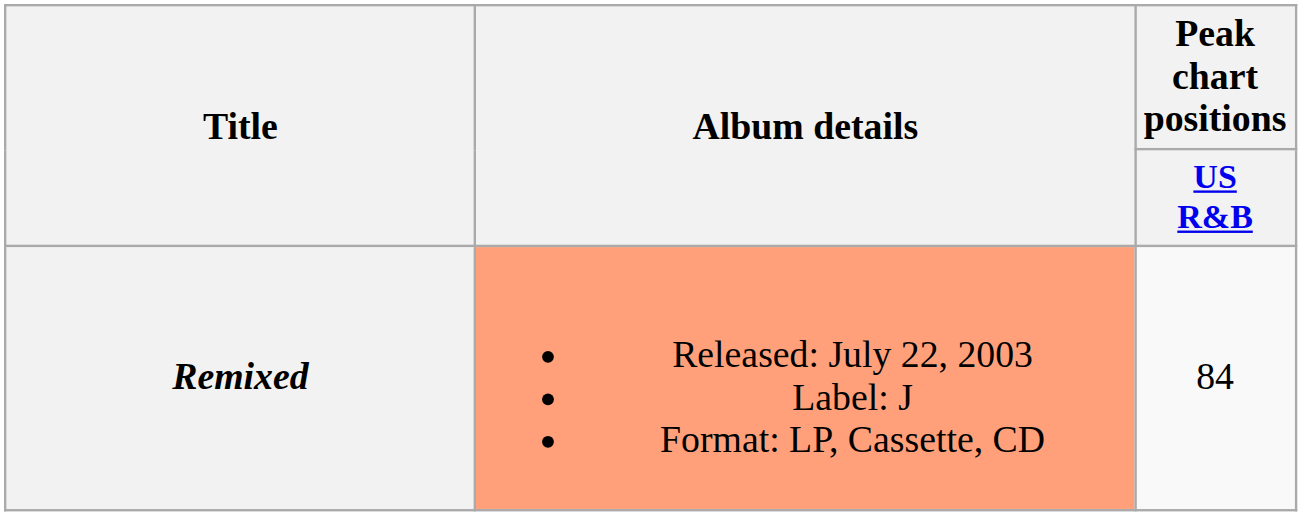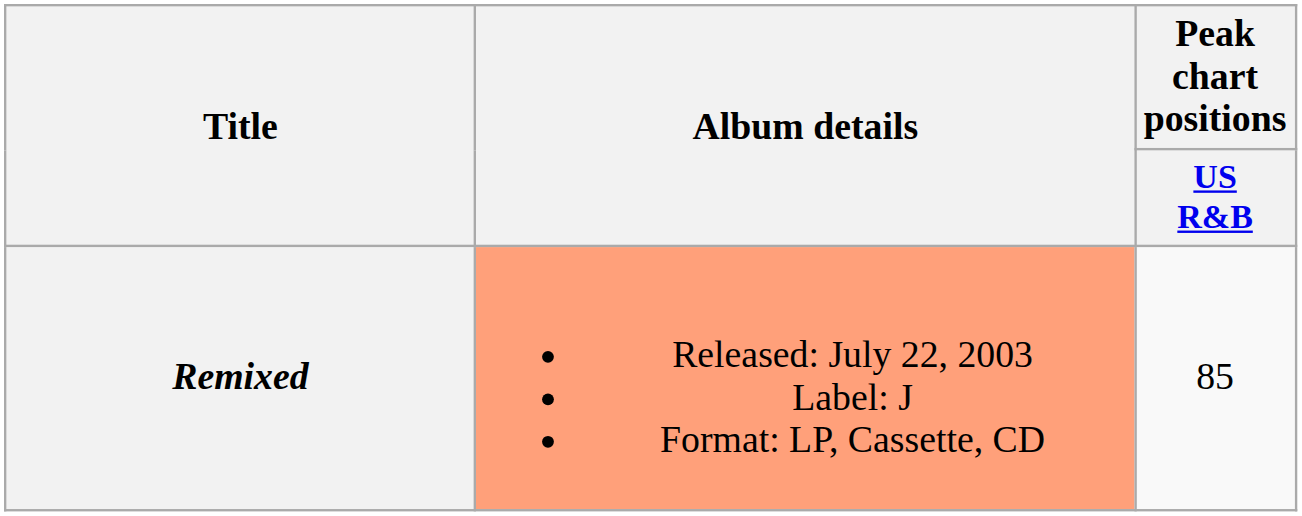(1215, 376) 84 -> (1215, 376) 85
